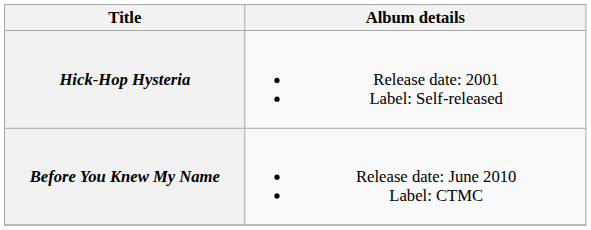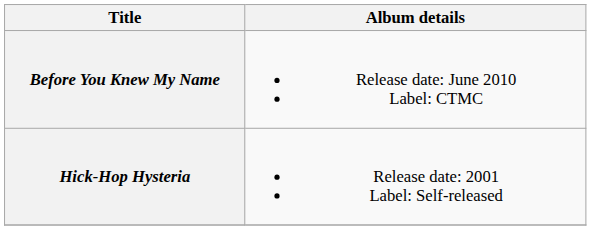rows swapped: (125, 79) <-> (125, 176)
